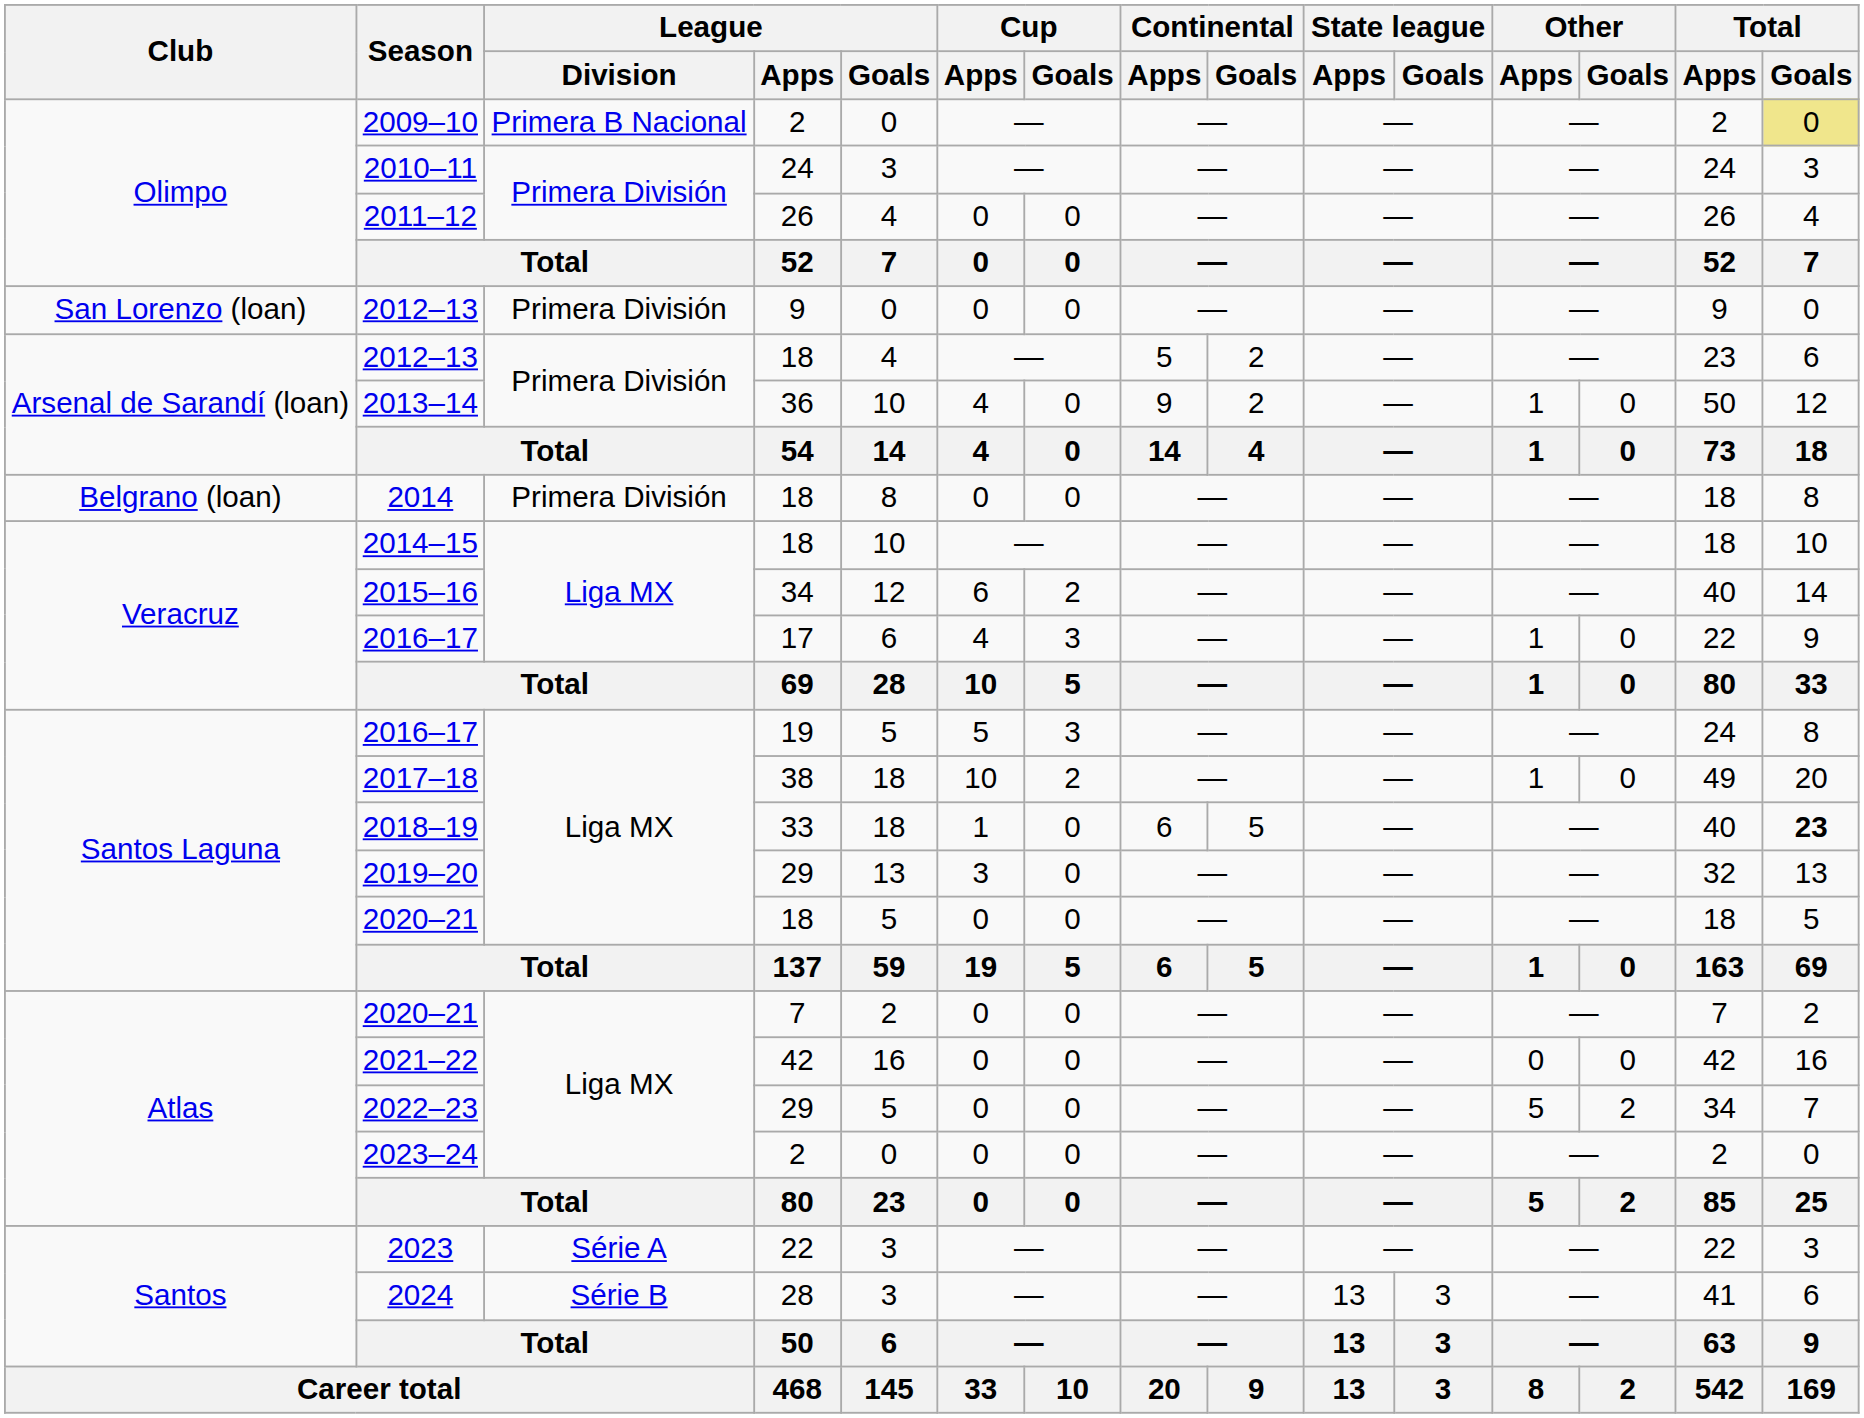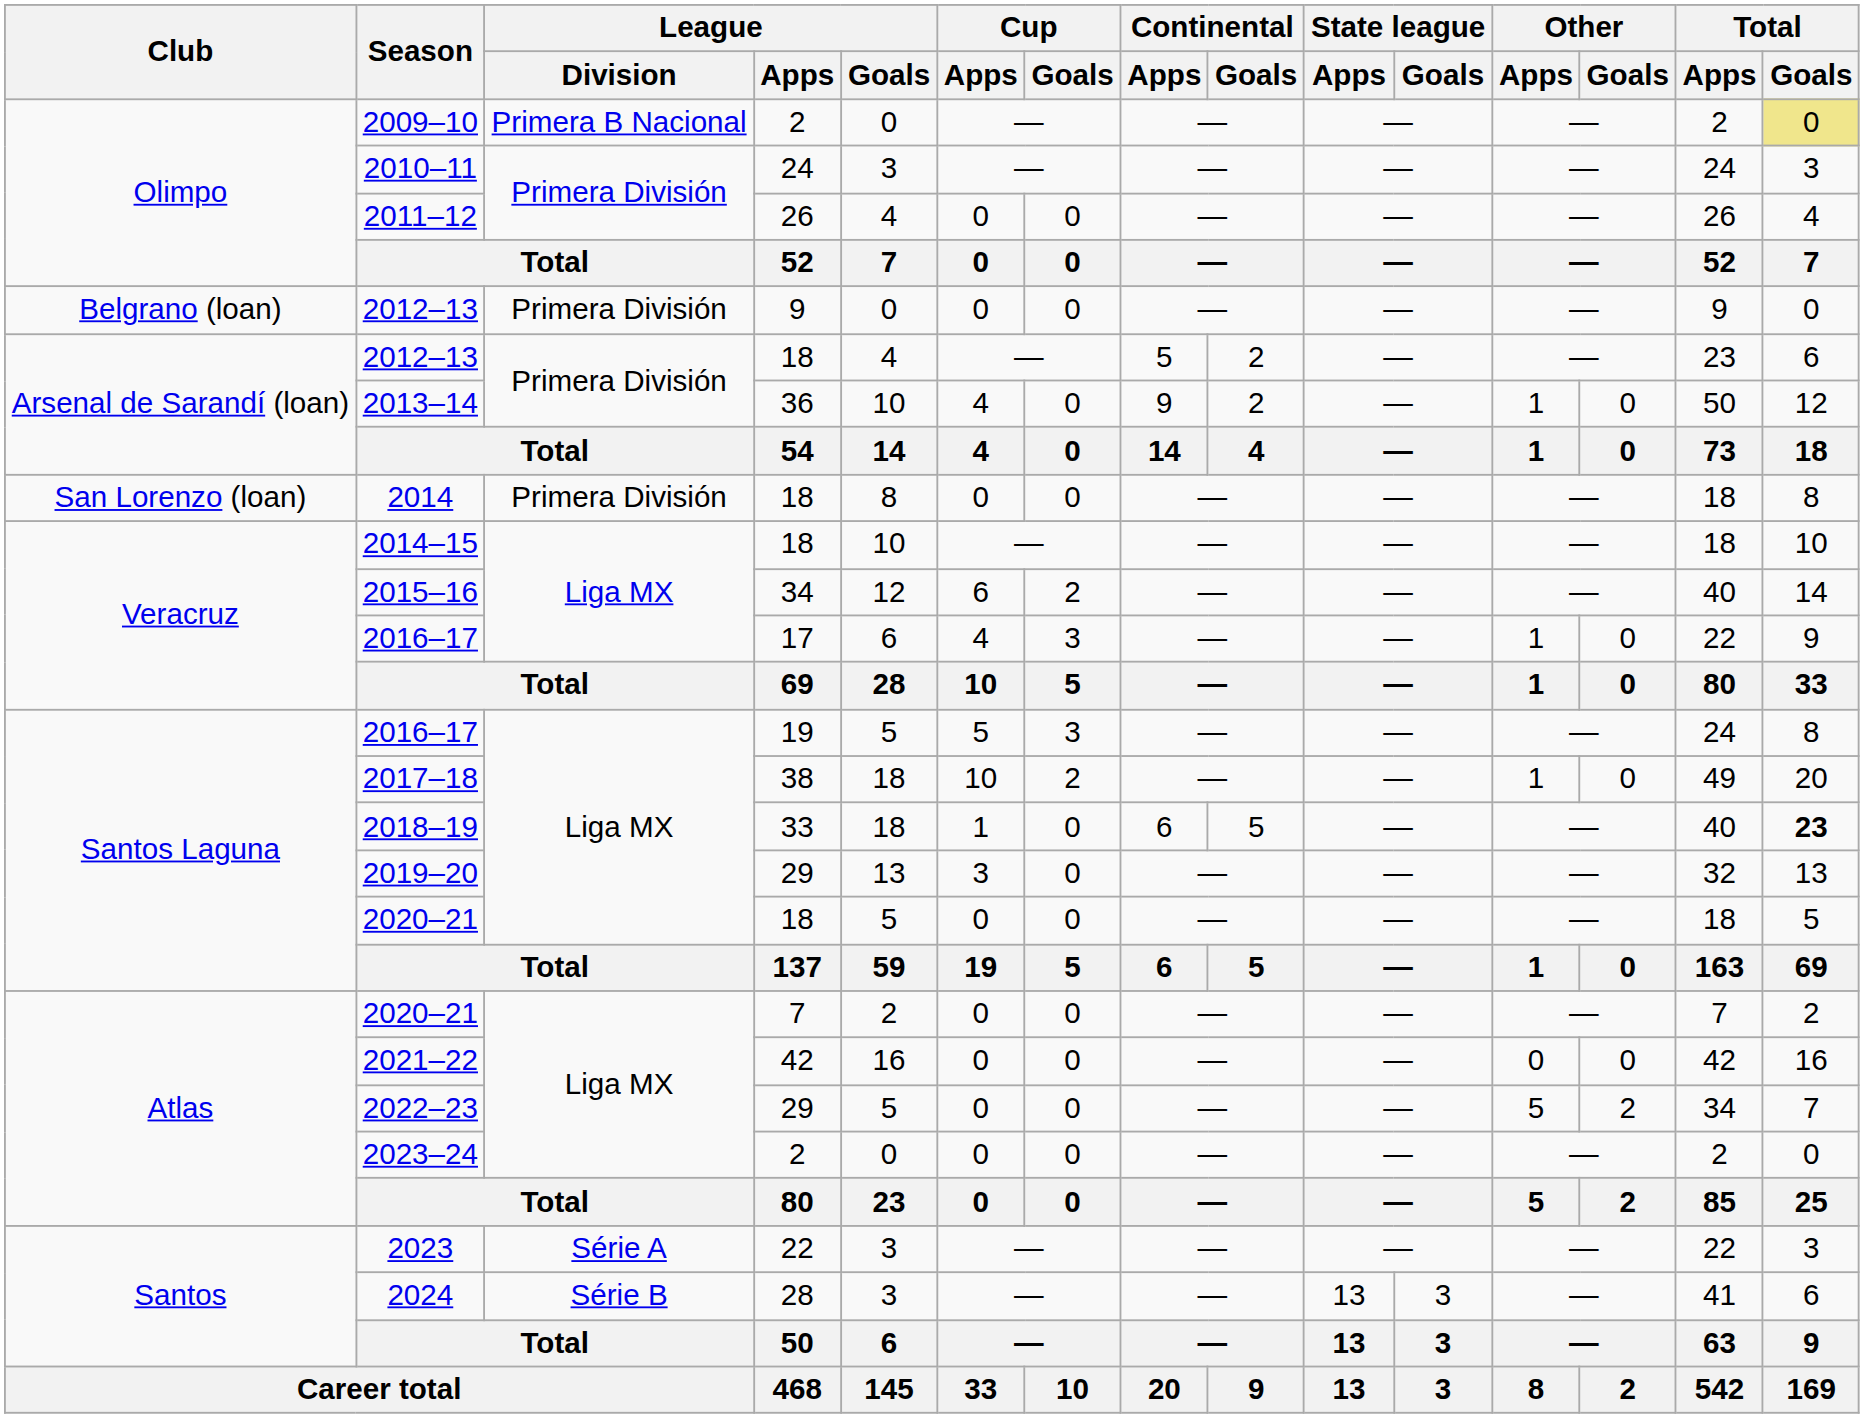(180, 309) San Lorenzo (loan) -> (180, 309) Belgrano (loan)
(180, 497) Belgrano (loan) -> (180, 497) San Lorenzo (loan)
